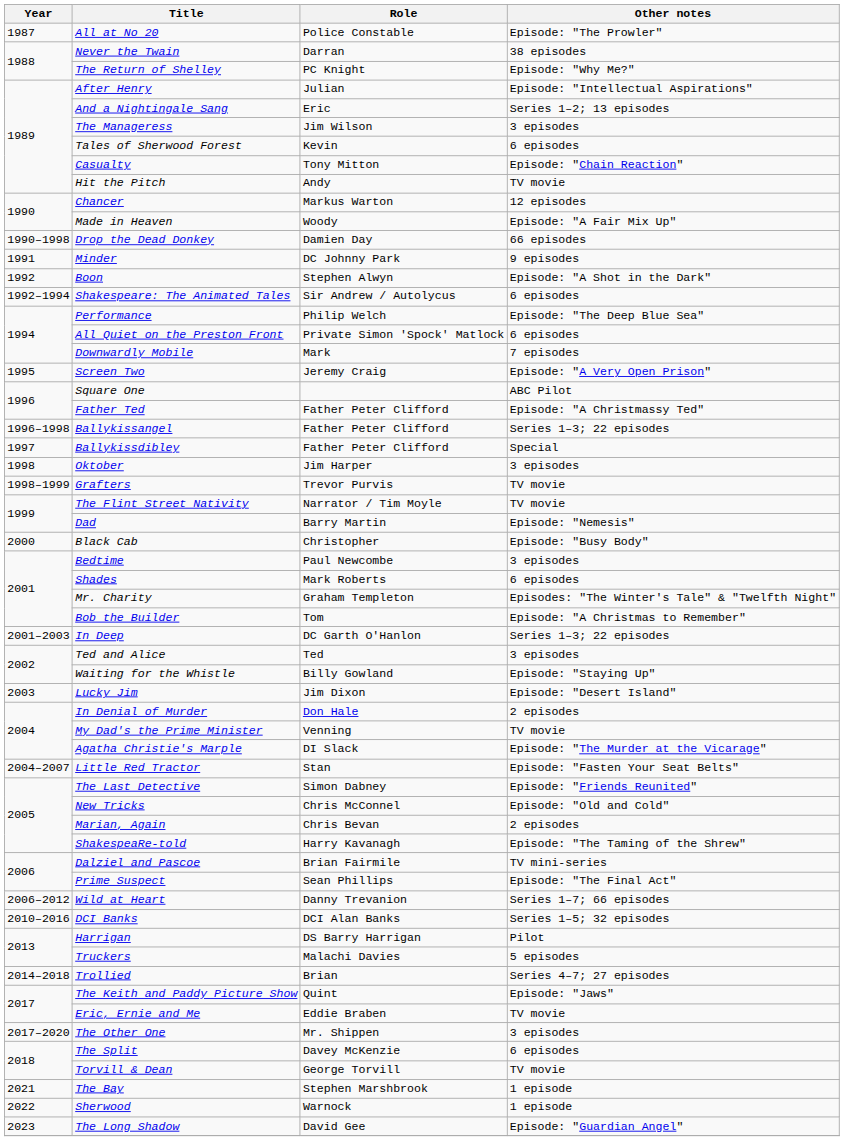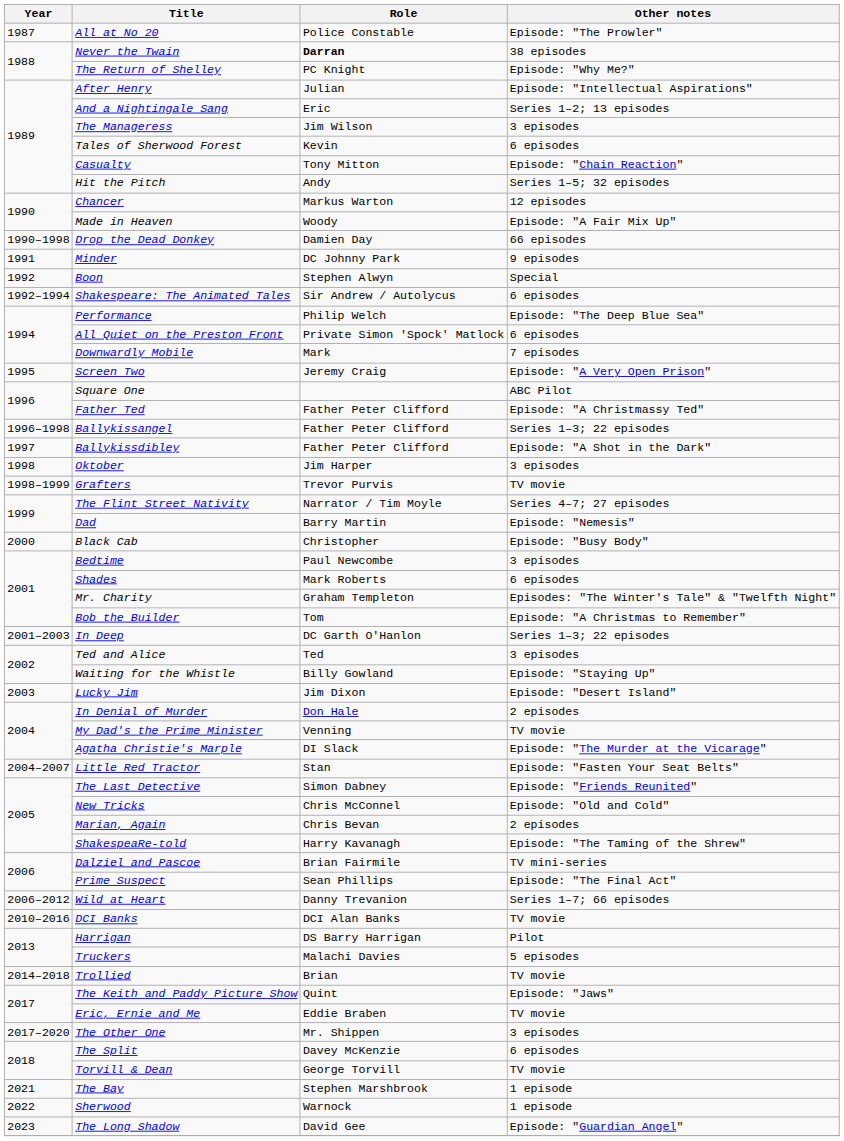(324, 52) normal -> (324, 52) bold
(538, 184) TV movie -> (590, 184) Series 1–5; 32 episodes
(610, 278) Episode: "A Shot in the Dark" -> (534, 278) Special
(534, 448) Special -> (610, 448) Episode: "A Shot in the Dark"
(538, 504) TV movie -> (590, 504) Series 4–7; 27 episodes
(590, 919) Series 1–5; 32 episodes -> (538, 919) TV movie
(590, 976) Series 4–7; 27 episodes -> (538, 976) TV movie
